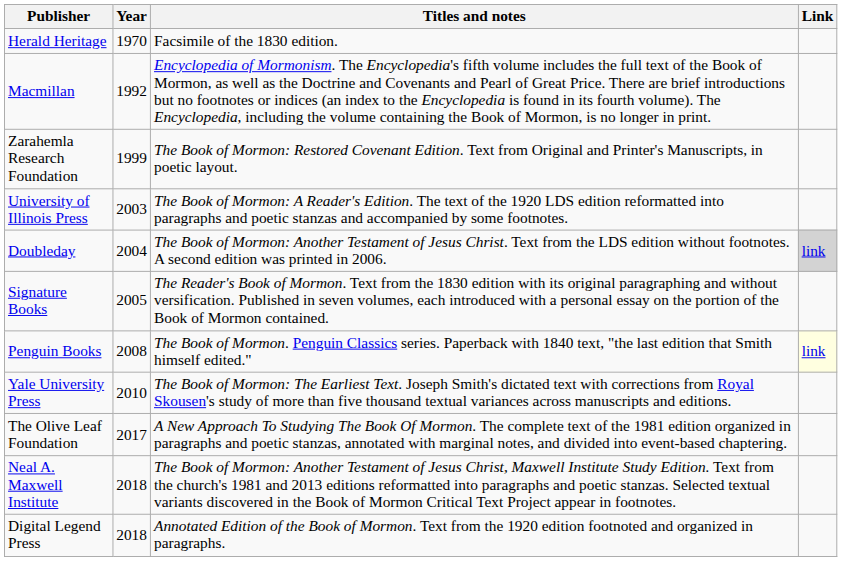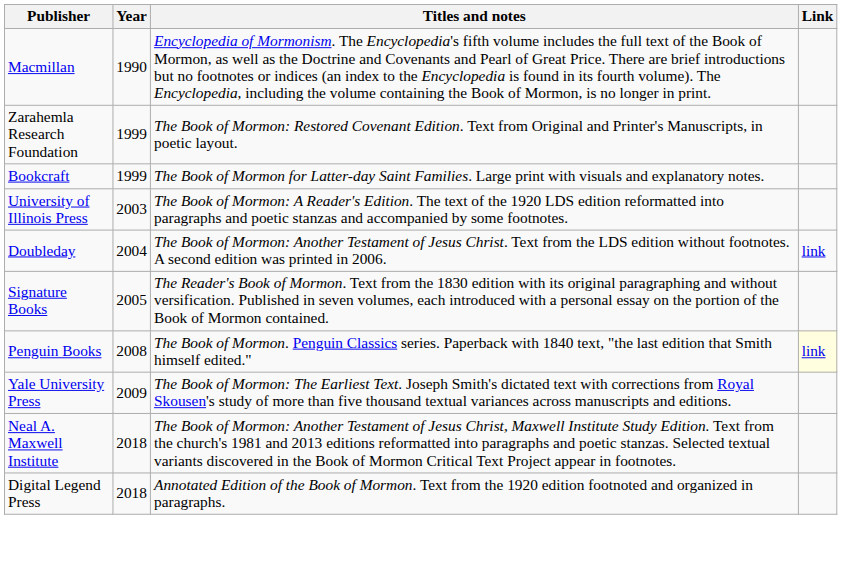- row: (57, 41)
(132, 91) 1992 -> (132, 66) 1990
+ row: (39, 176)
(814, 250) lightgrey background -> (814, 250) no background
(132, 392) 2010 -> (132, 392) 2009
- row: (55, 434)
